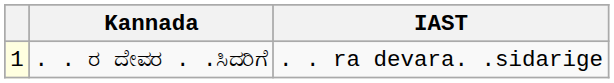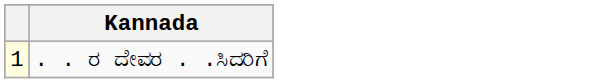- column: (441, 23)
